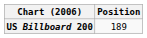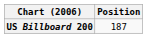(119, 26) 189 -> (119, 26) 187
